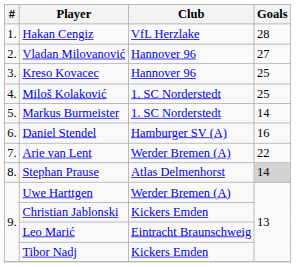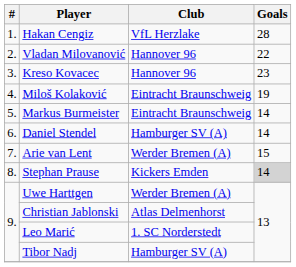(263, 53) 27 -> (263, 53) 22
(263, 73) 25 -> (263, 73) 23
(176, 93) 1. SC Norderstedt -> (191, 93) Eintracht Braunschweig
(263, 93) 25 -> (263, 93) 19
(176, 113) 1. SC Norderstedt -> (191, 113) Eintracht Braunschweig
(263, 133) 16 -> (263, 133) 14
(263, 152) 22 -> (263, 152) 15
(178, 172) Atlas Delmenhorst -> (170, 172) Kickers Emden
(170, 212) Kickers Emden -> (178, 212) Atlas Delmenhorst
(191, 232) Eintracht Braunschweig -> (176, 232) 1. SC Norderstedt
(170, 251) Kickers Emden -> (179, 251) Hamburger SV (A)
